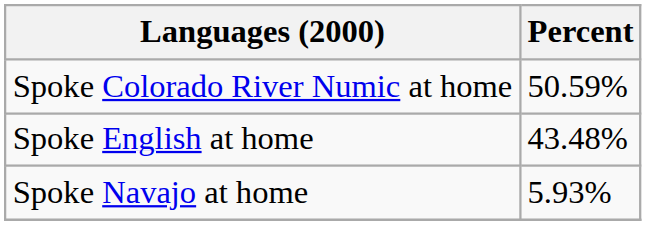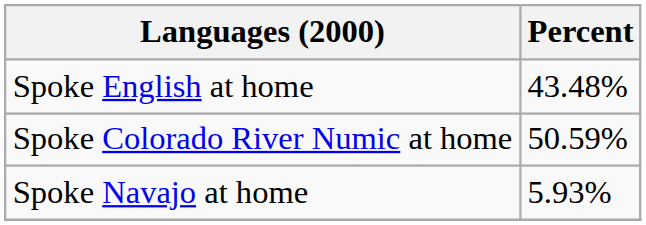rows swapped: (263, 85) <-> (163, 139)
